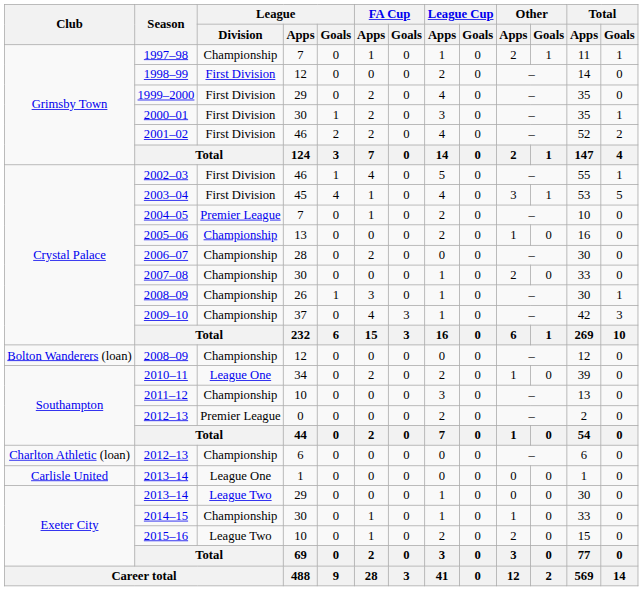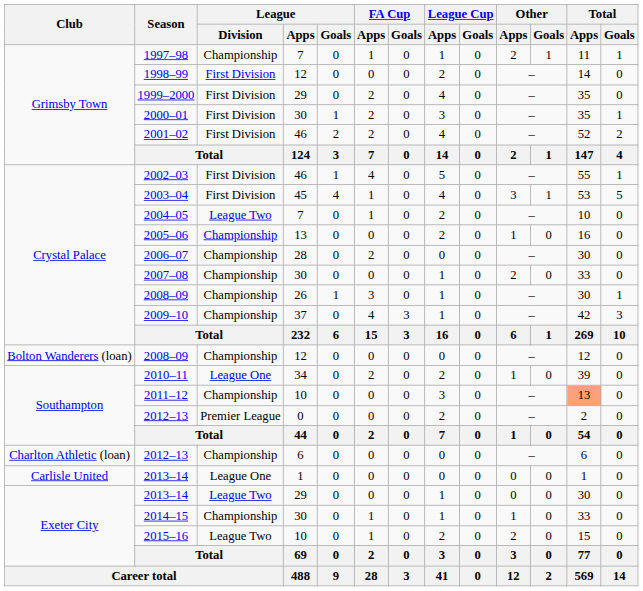(240, 214) Premier League -> (240, 214) League Two
(584, 395) no background -> (584, 395) lightsalmon background
